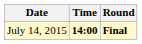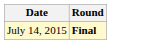- column: (85, 13)
